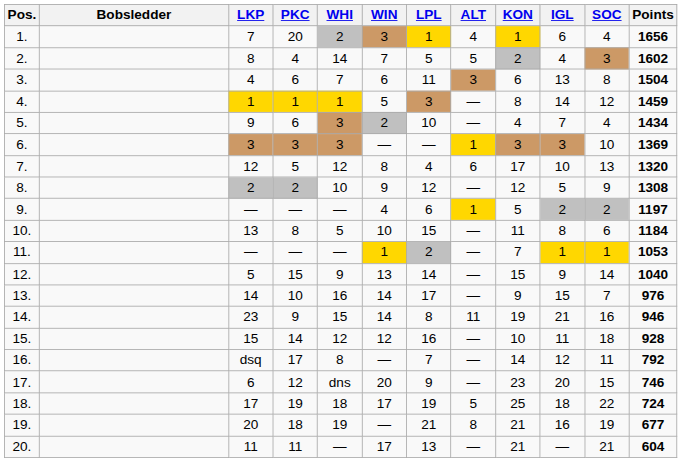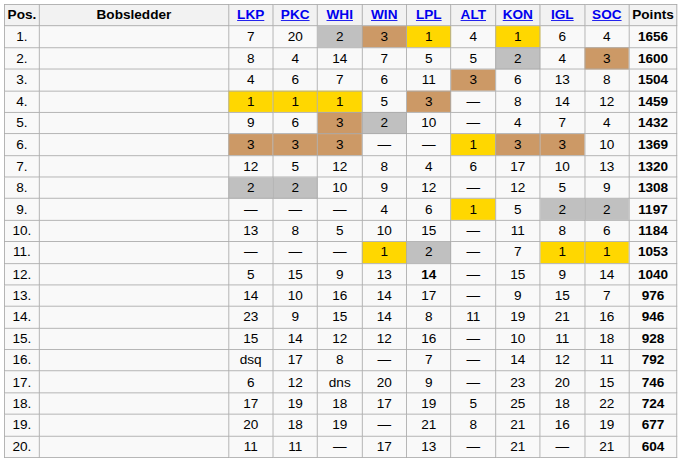(653, 58) 1602 -> (653, 58) 1600
(653, 123) 1434 -> (653, 123) 1432
(429, 274) normal -> (429, 274) bold
